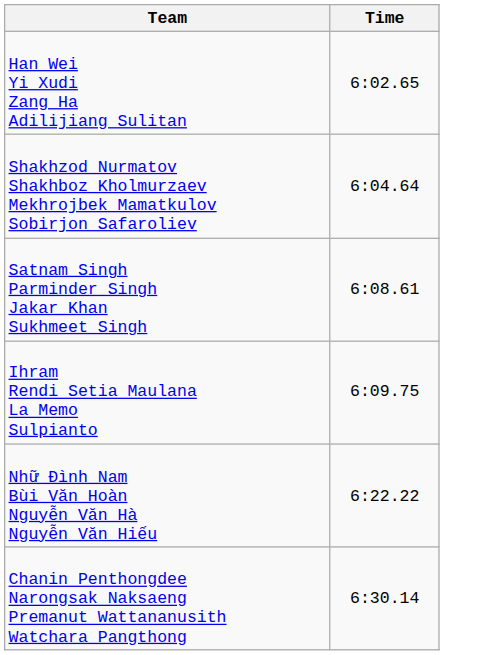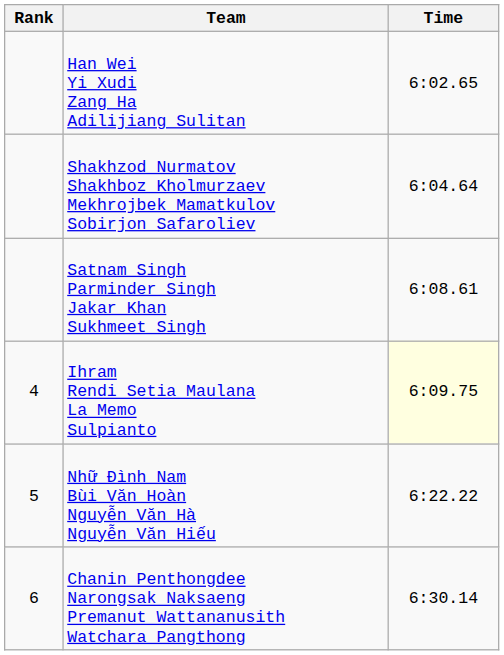+ column: (34, 18)
(385, 392) no background -> (443, 392) lightyellow background
